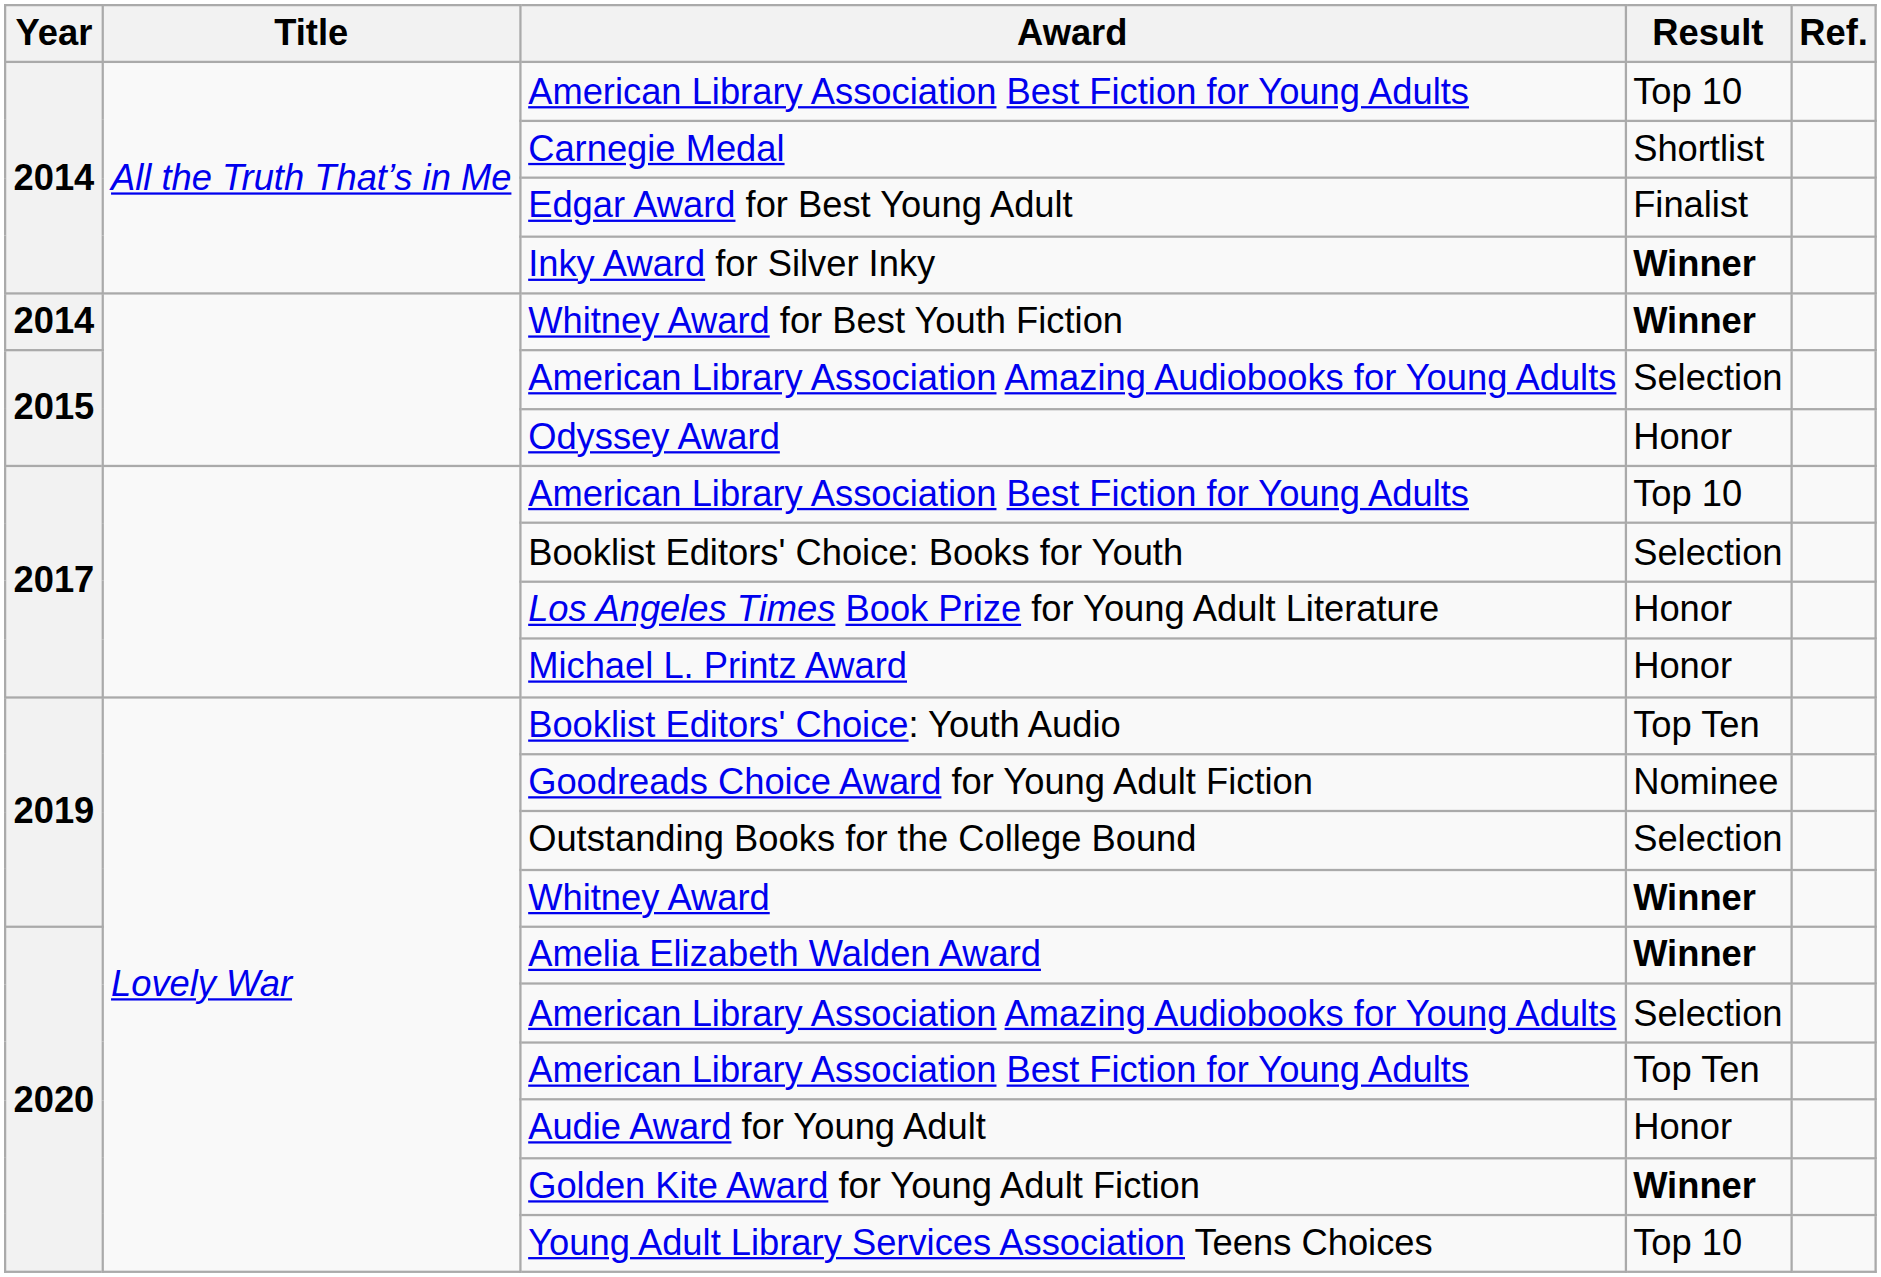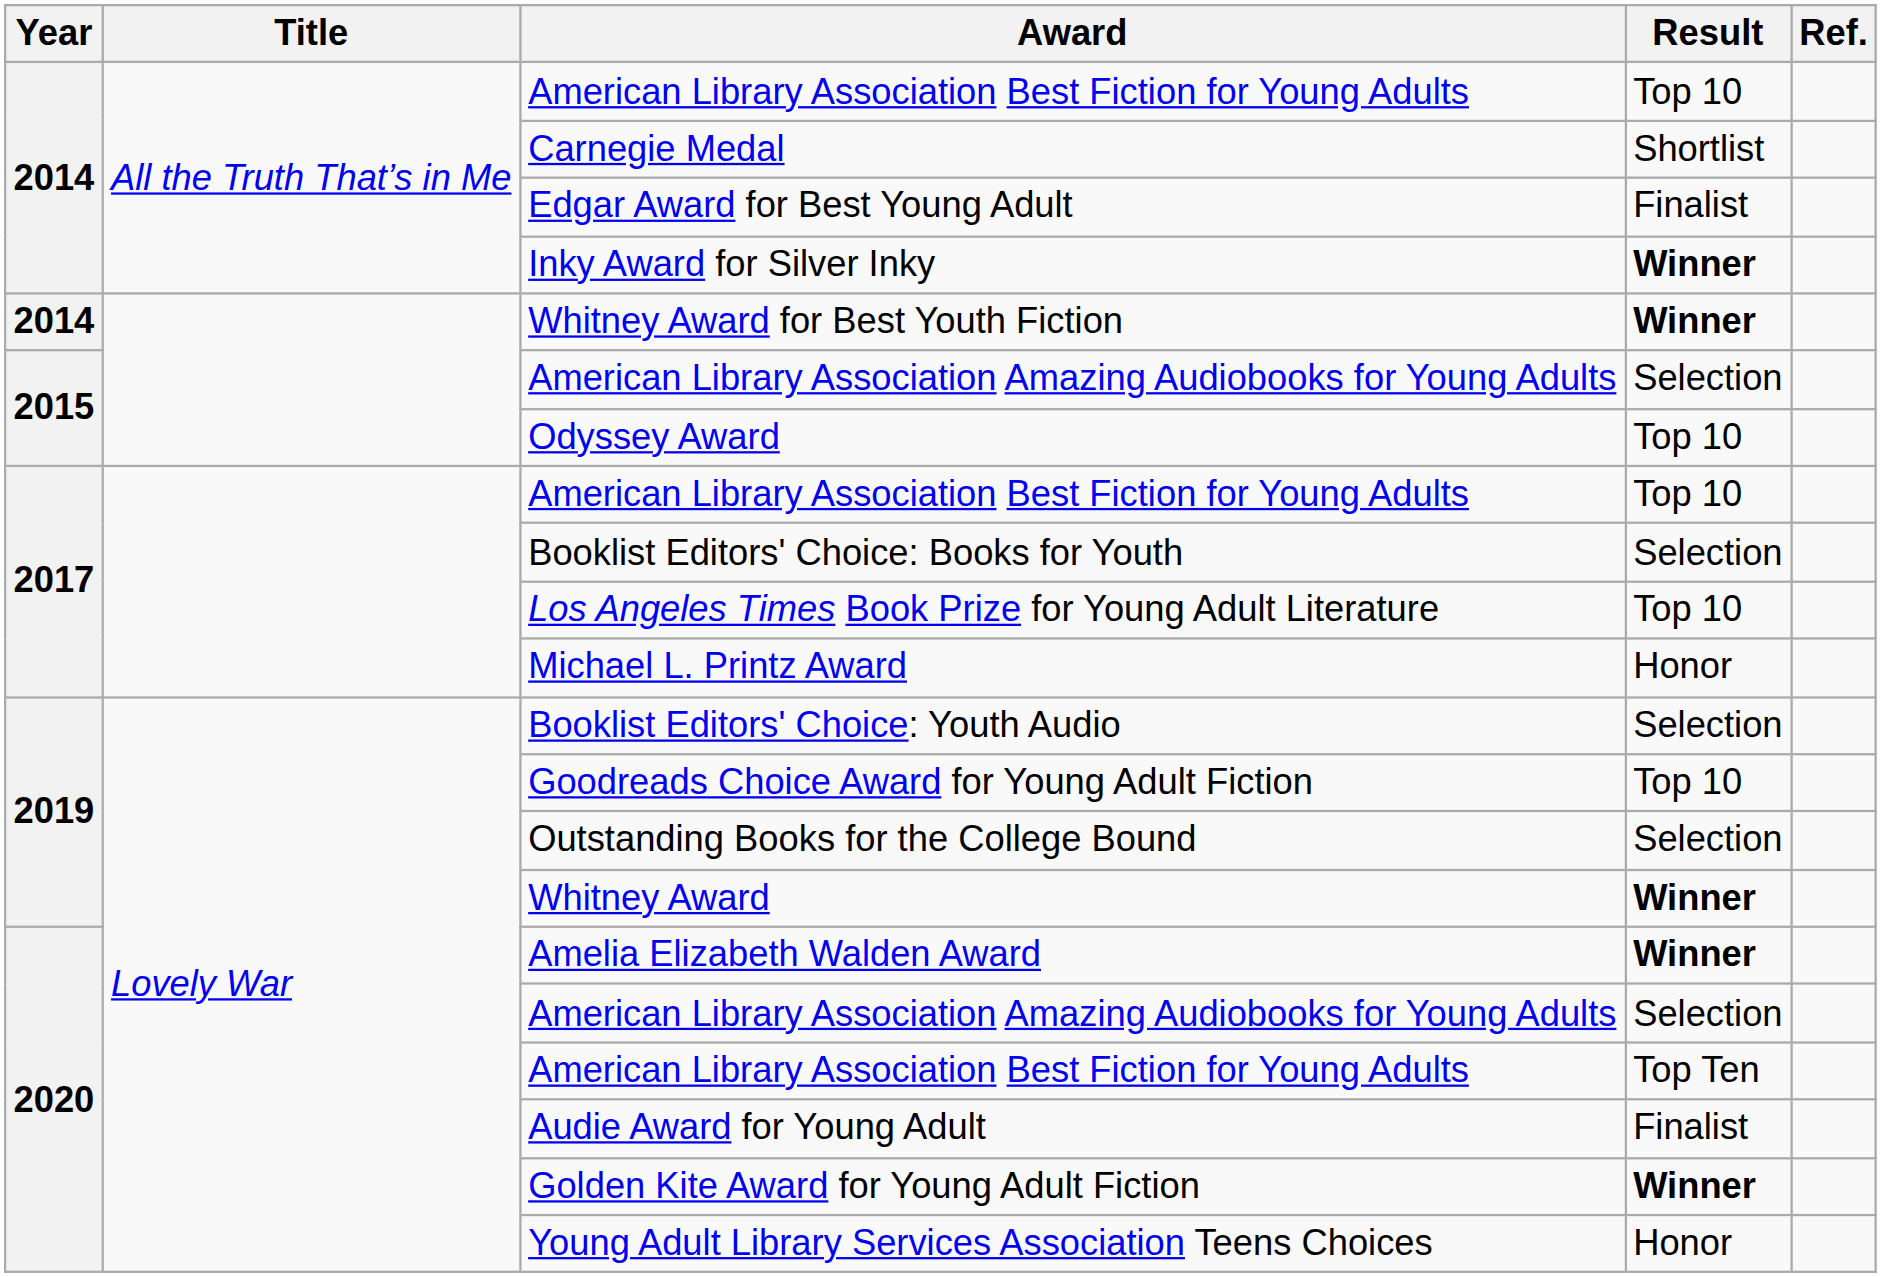(1683, 436) Honor -> (1688, 436) Top 10
(1683, 609) Honor -> (1688, 609) Top 10
(1696, 724) Top Ten -> (1708, 724) Selection
(1706, 782) Nominee -> (1688, 782) Top 10
(1683, 1127) Honor -> (1691, 1127) Finalist
(1688, 1242) Top 10 -> (1683, 1242) Honor
